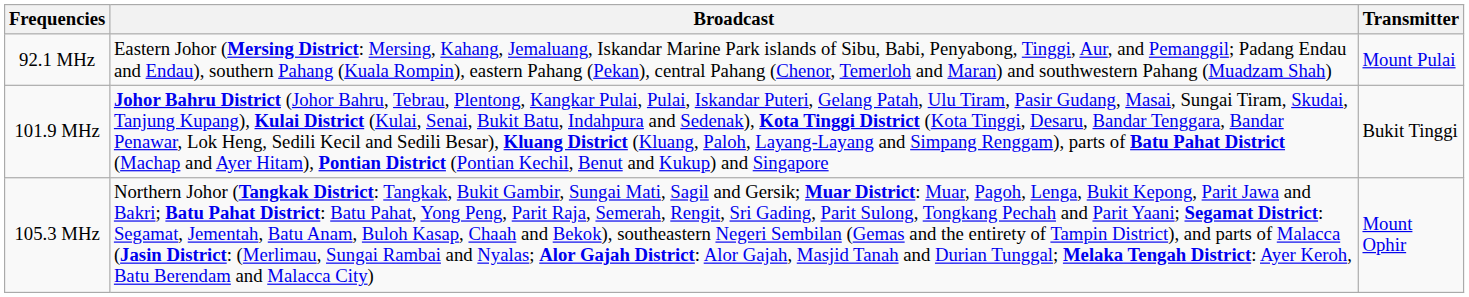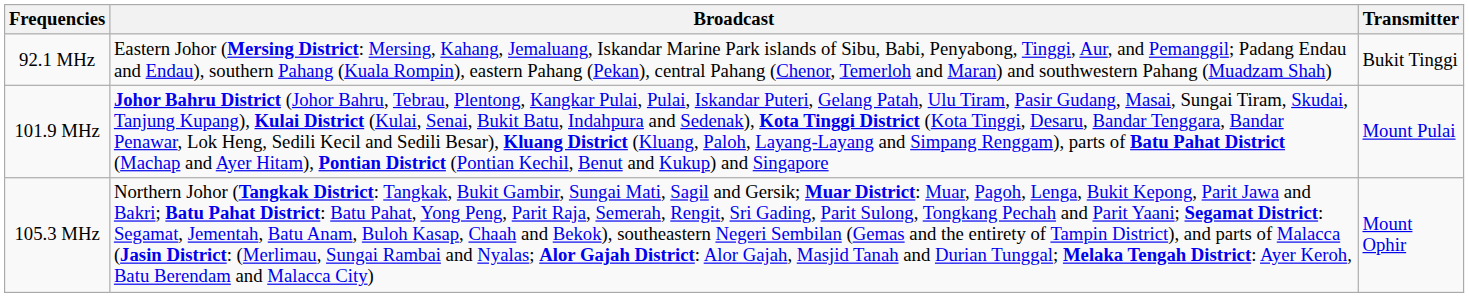(1409, 59) Mount Pulai -> (1410, 59) Bukit Tinggi
(1410, 131) Bukit Tinggi -> (1409, 131) Mount Pulai
